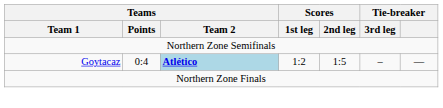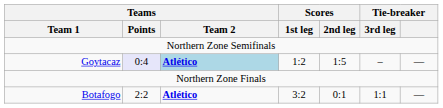(142, 62) no background -> (142, 62) lavender background
+ row: (101, 95)
